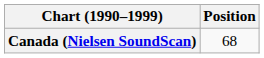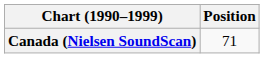(230, 40) 68 -> (230, 40) 71
